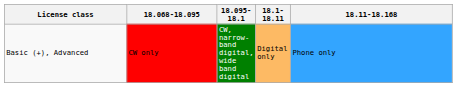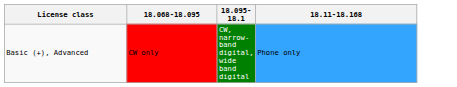- column: (273, 14)
